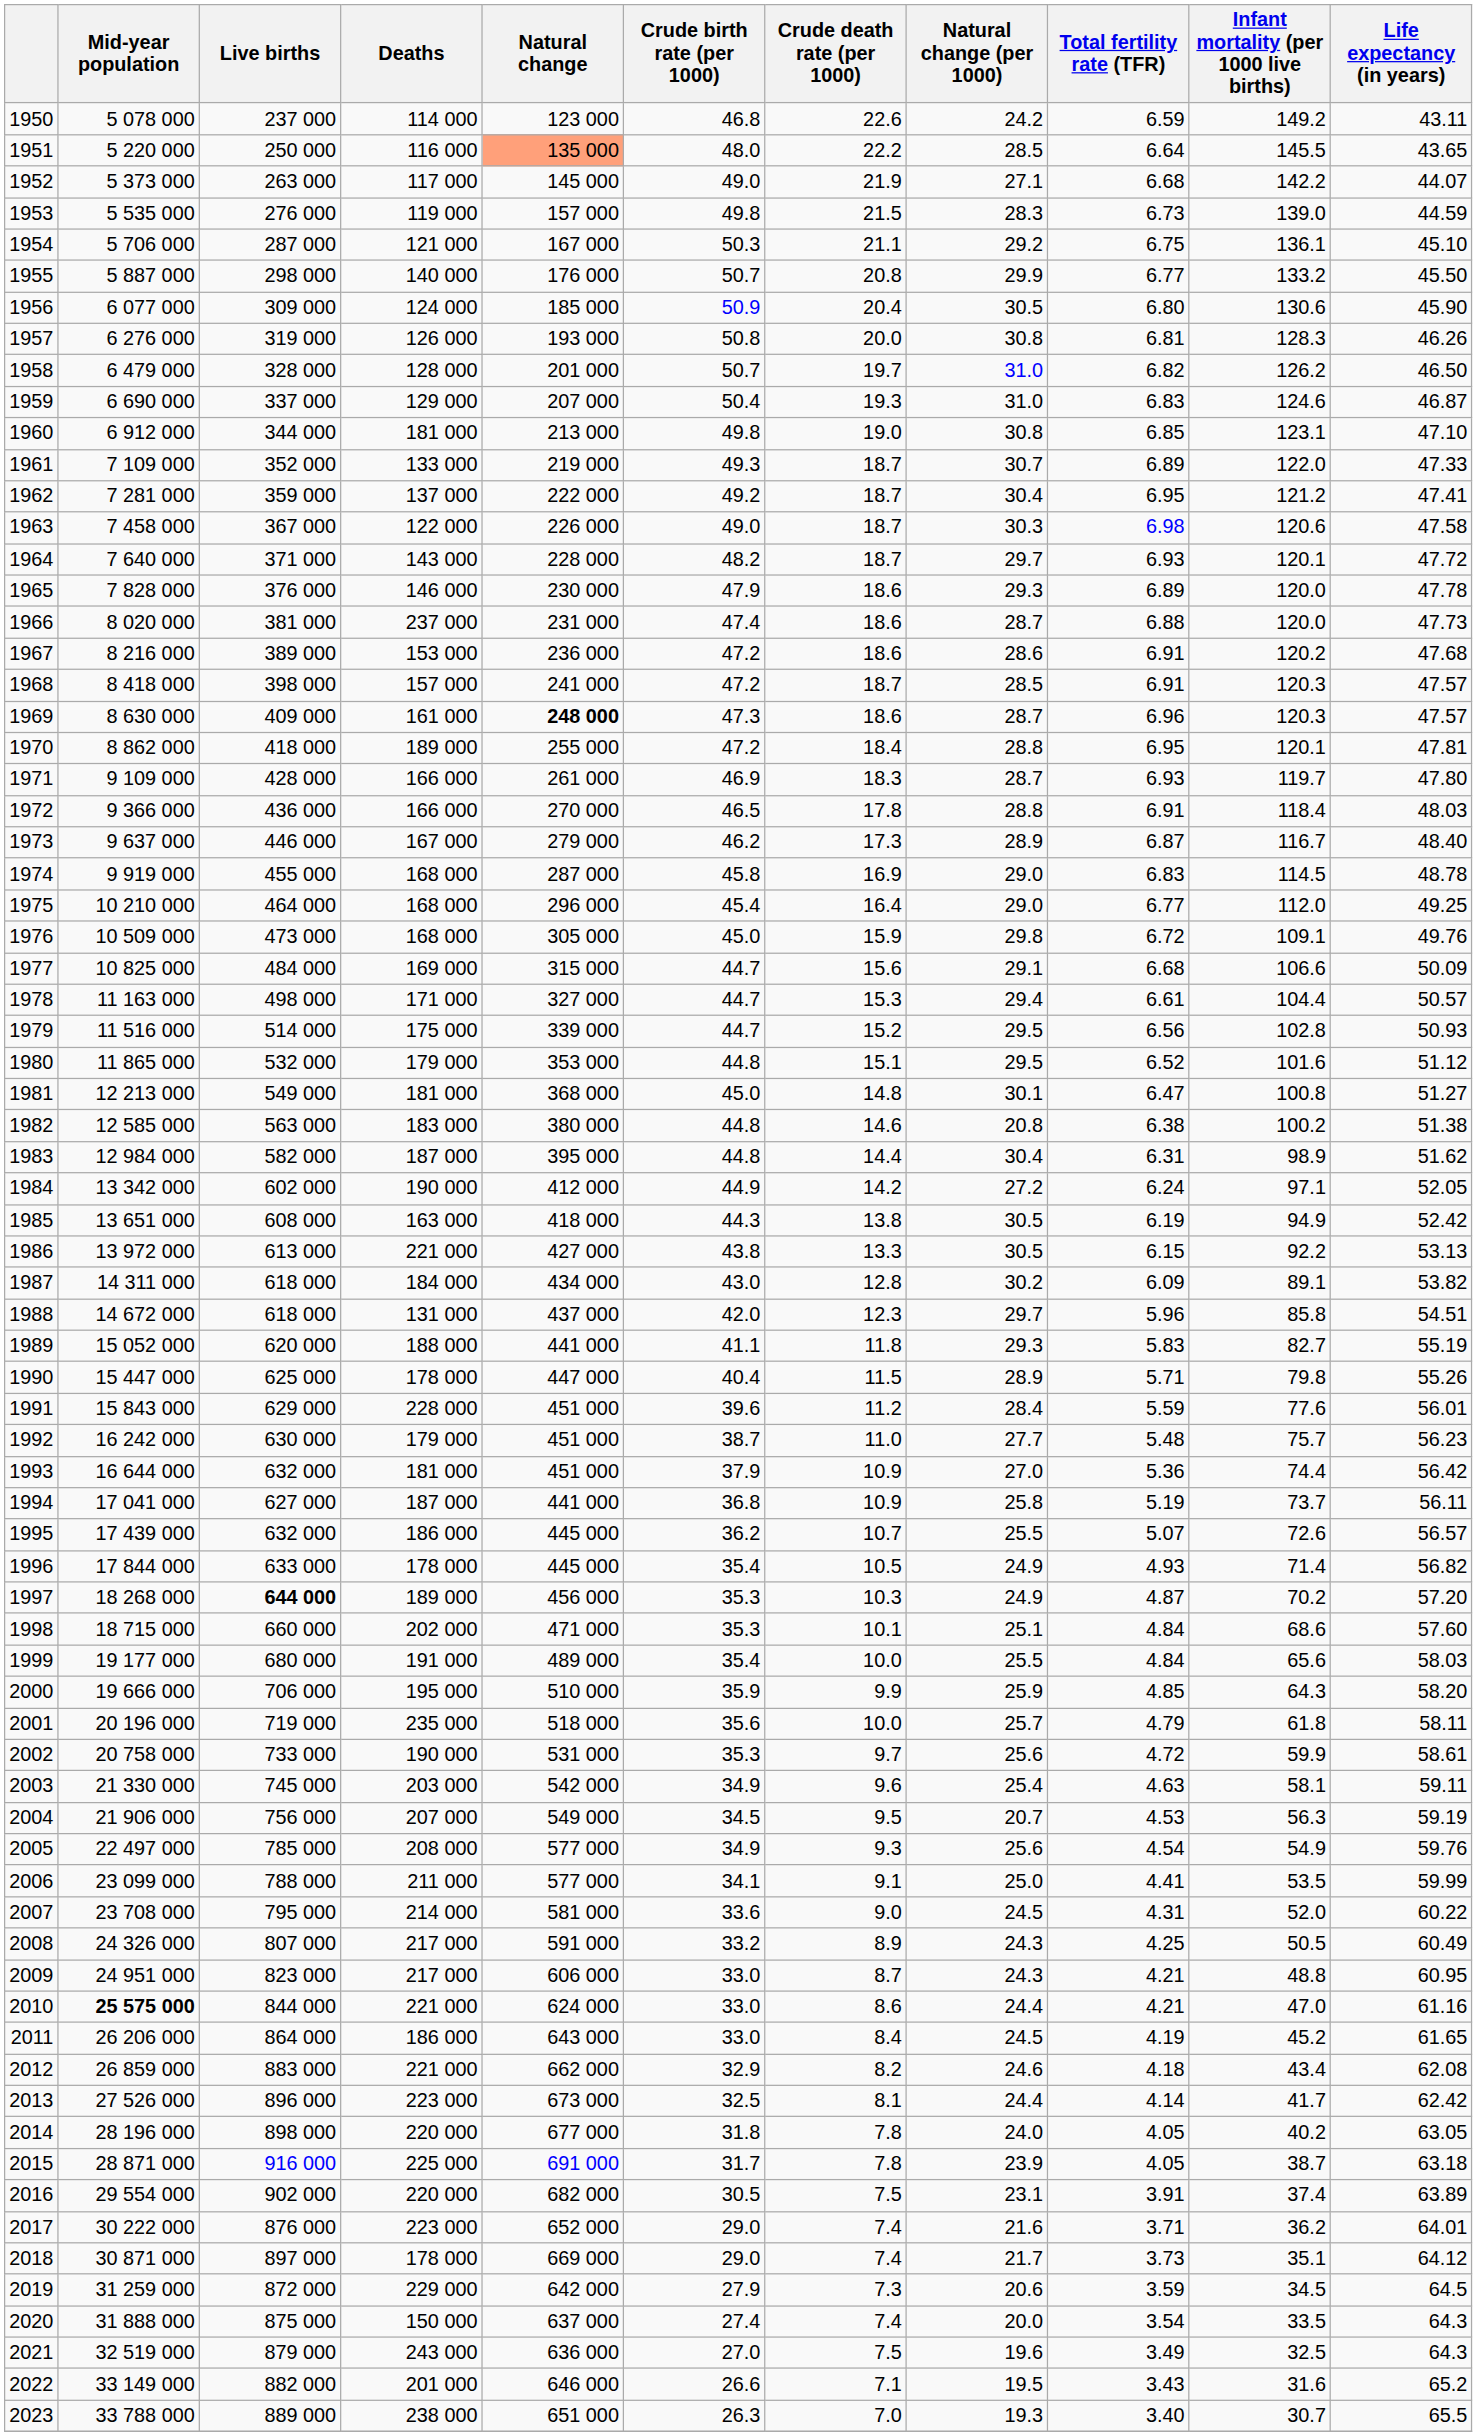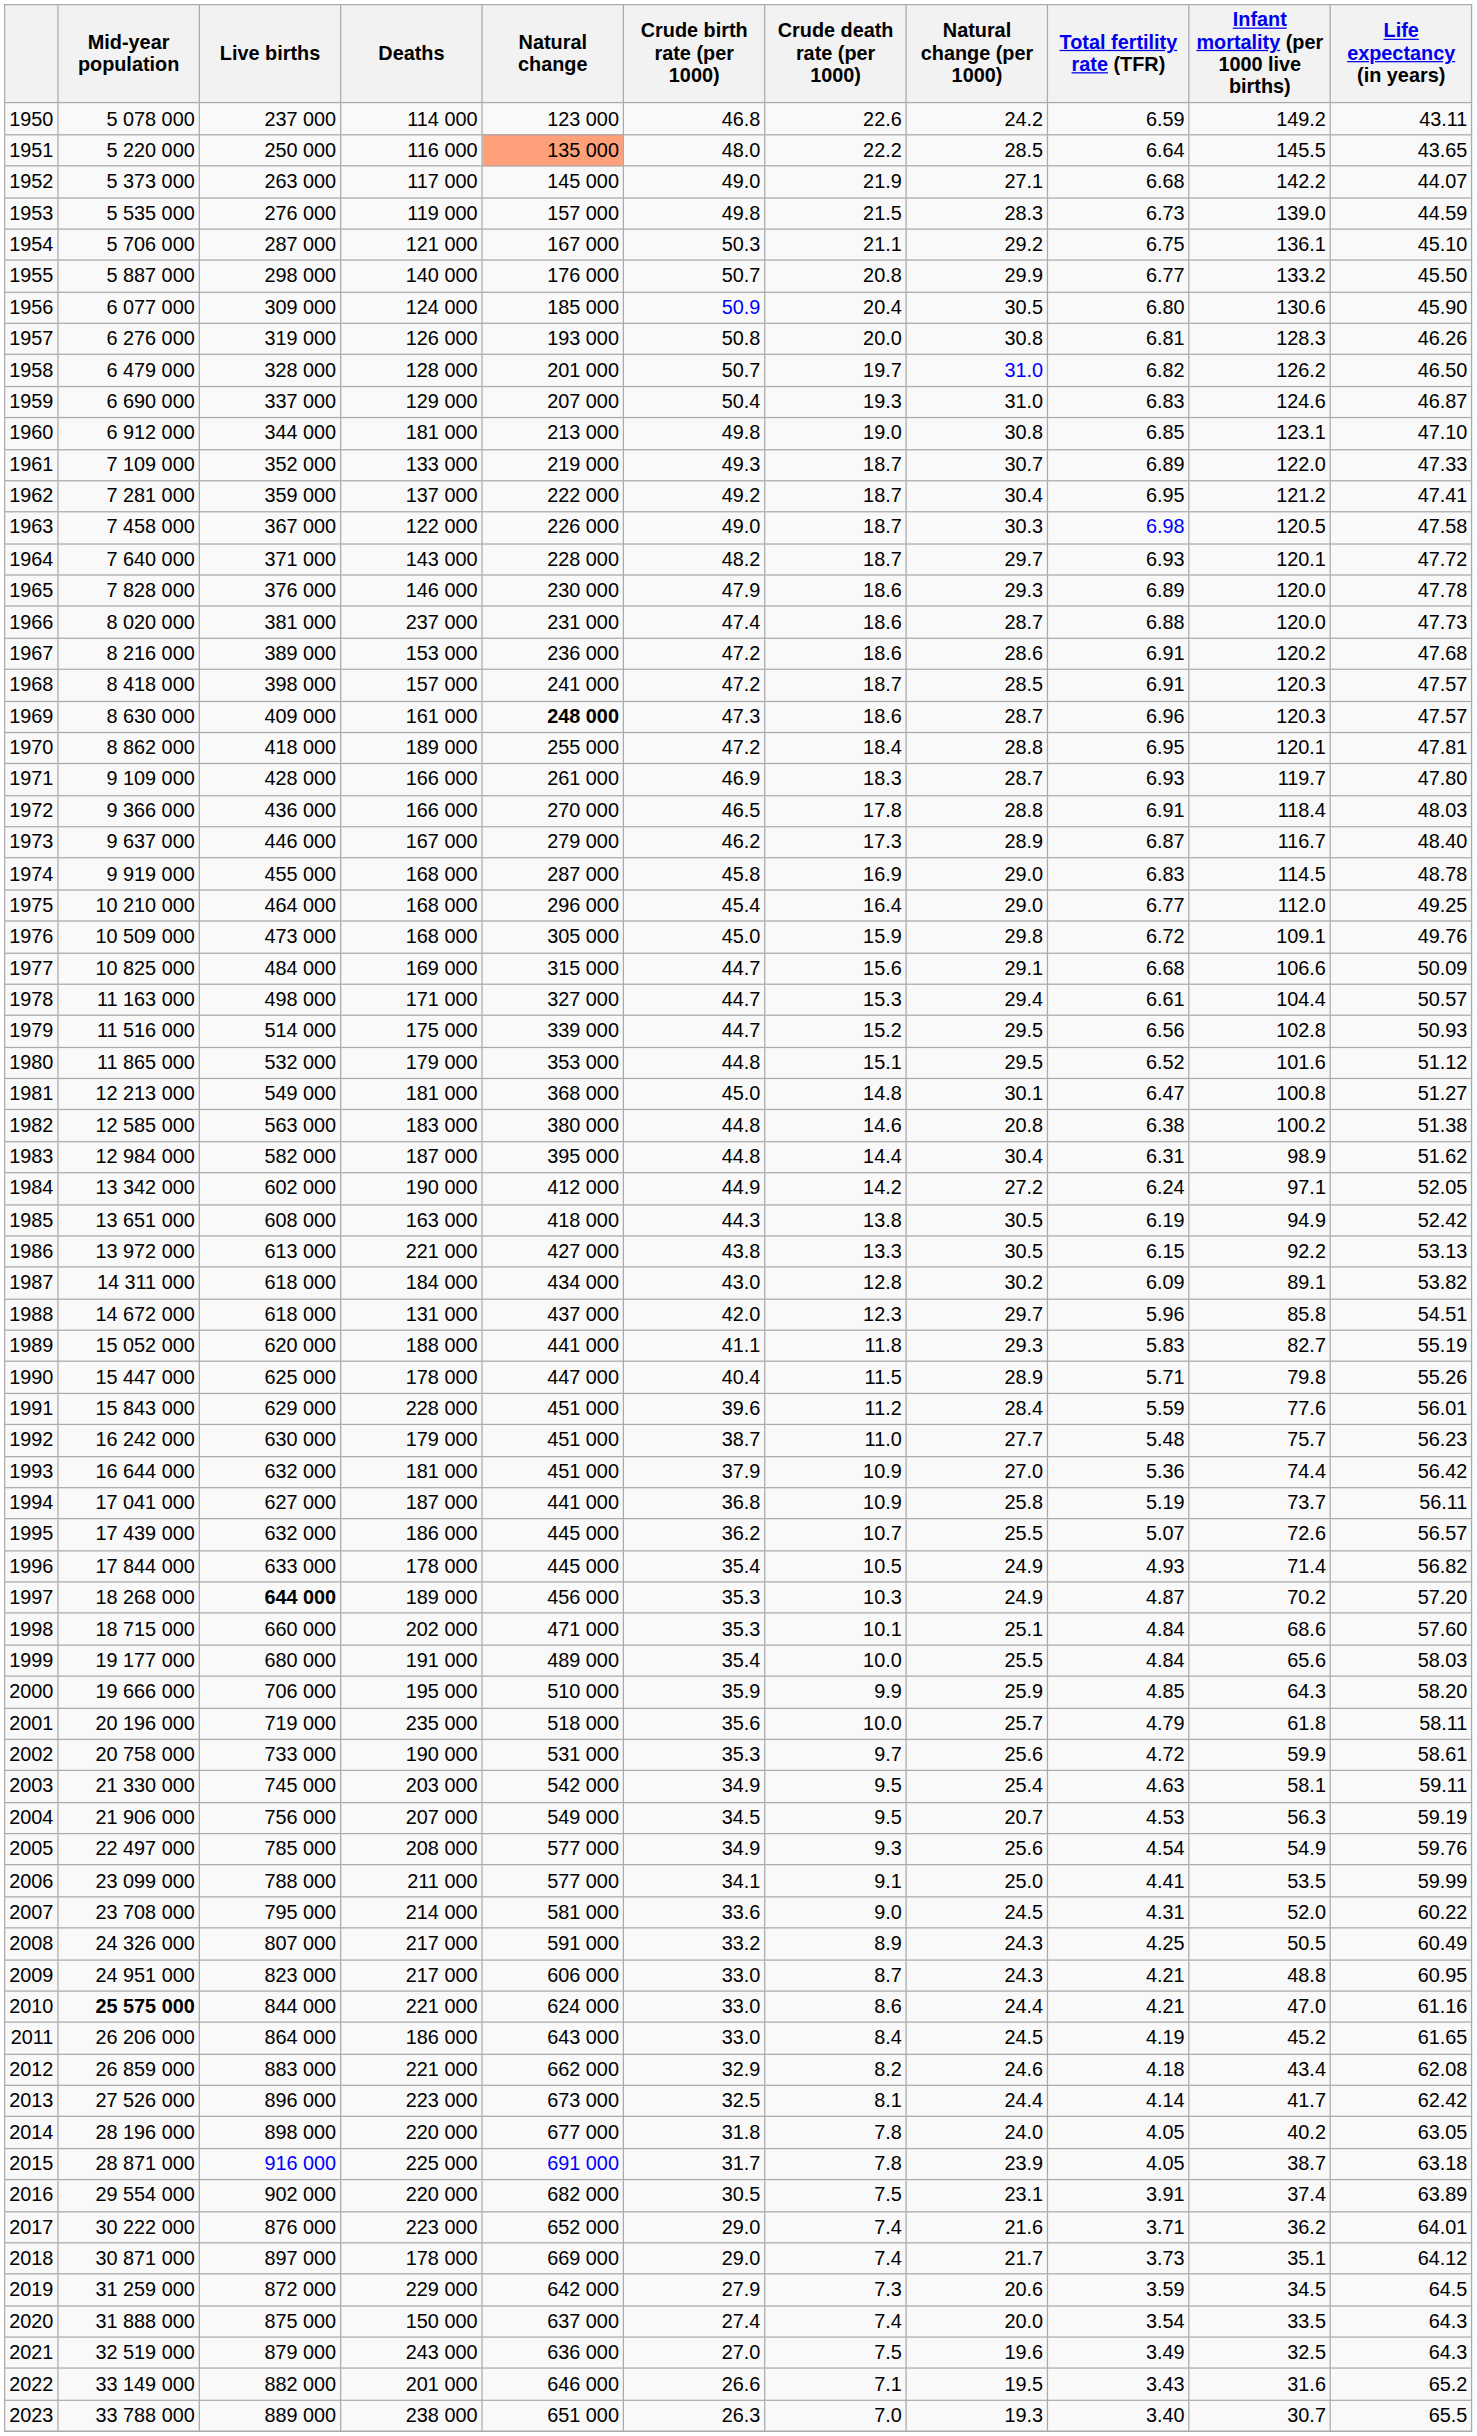(1301, 527) 120.6 -> (1301, 527) 120.5
(888, 1786) 9.6 -> (888, 1786) 9.5
